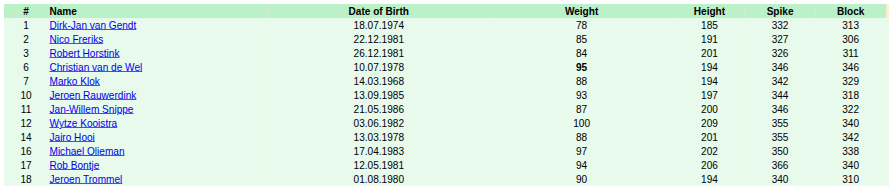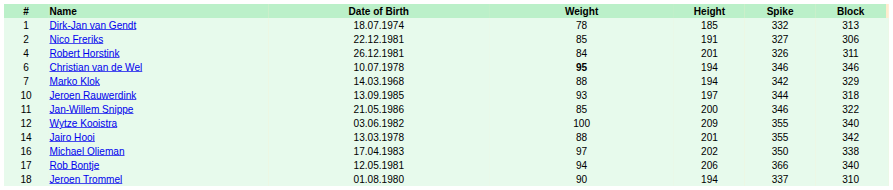(26, 53) 3 -> (26, 53) 4
(582, 109) 87 -> (582, 109) 85
(780, 179) 340 -> (780, 179) 337
